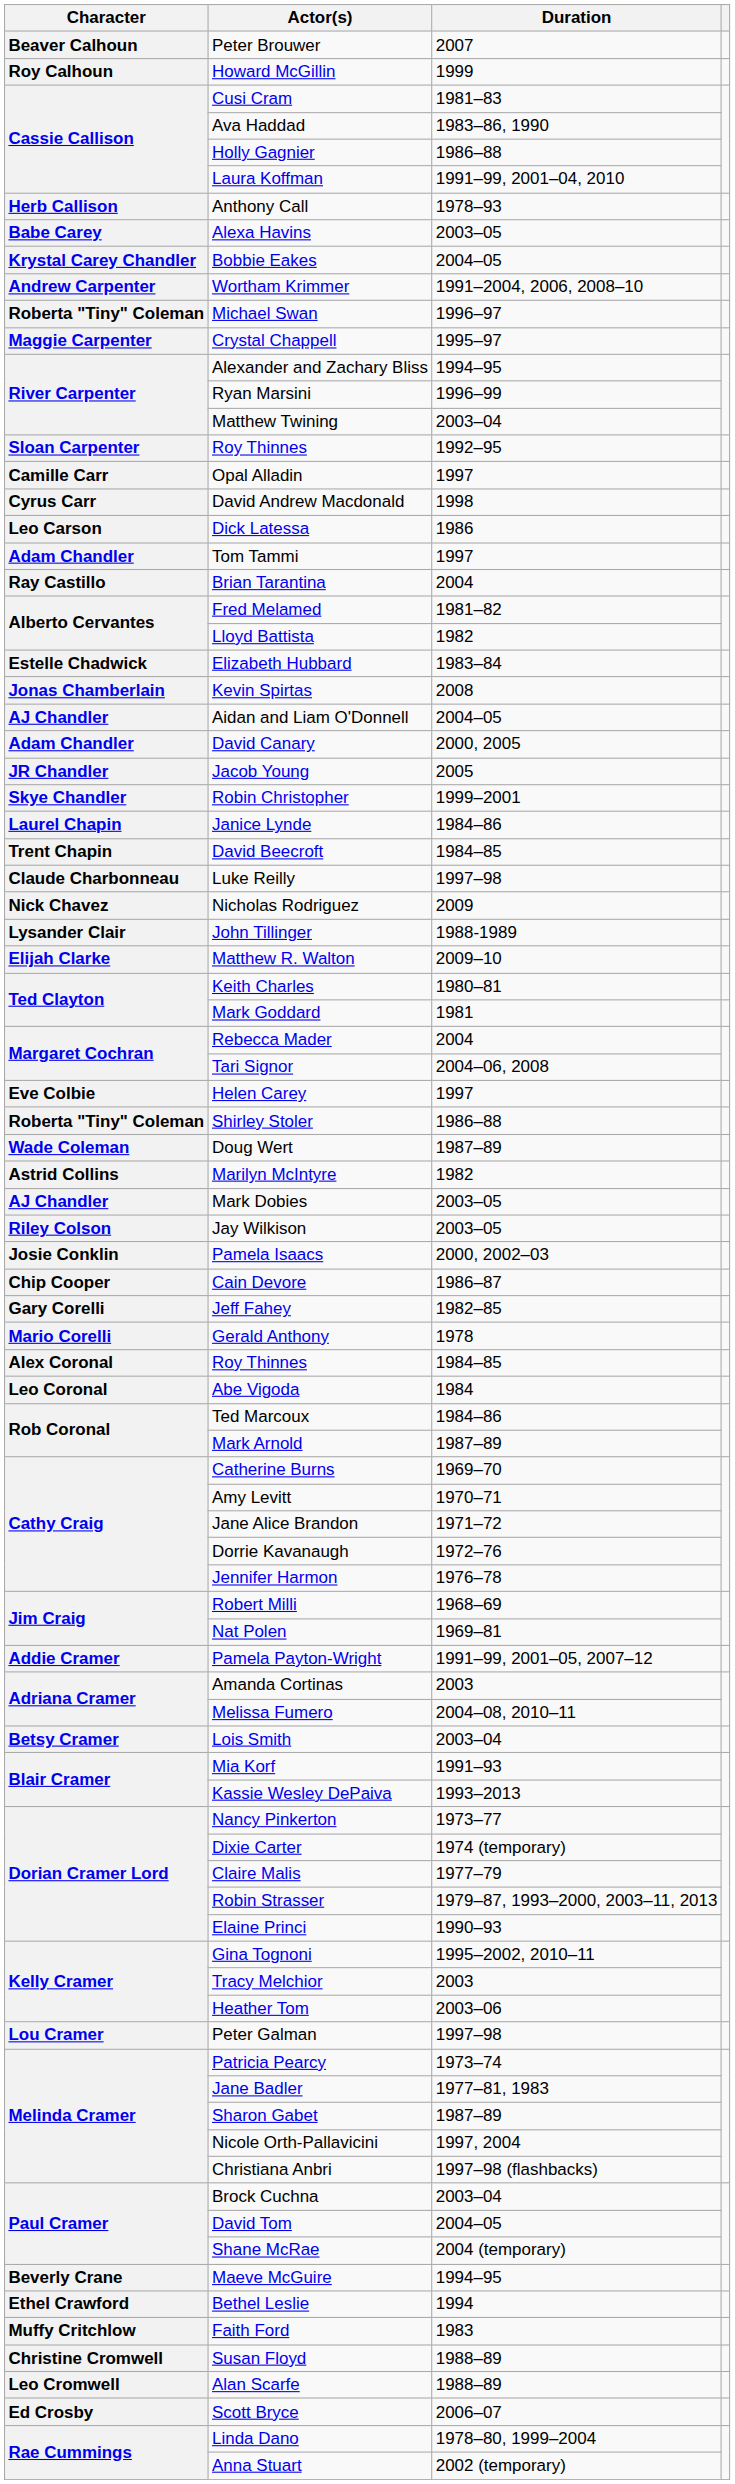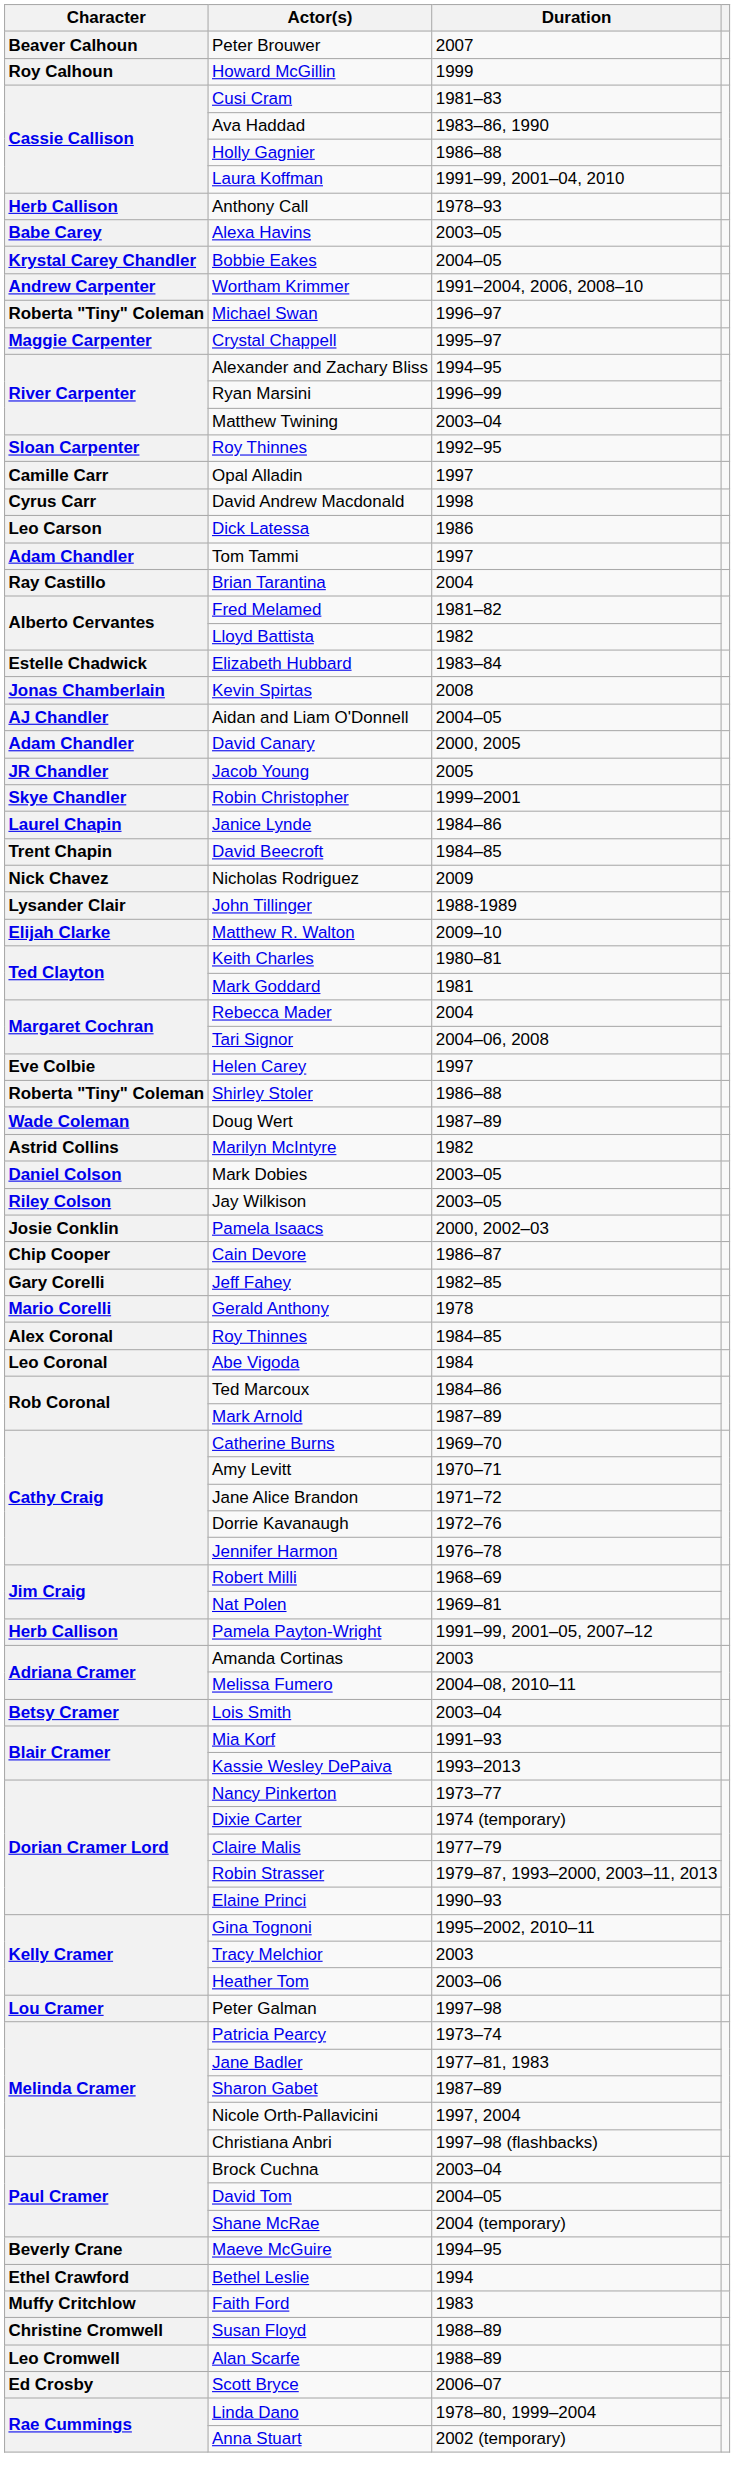- row: (254, 878)
(58, 1201) AJ Chandler -> (65, 1174) Daniel Colson
(64, 1658) Addie Cramer -> (63, 1631) Herb Callison
